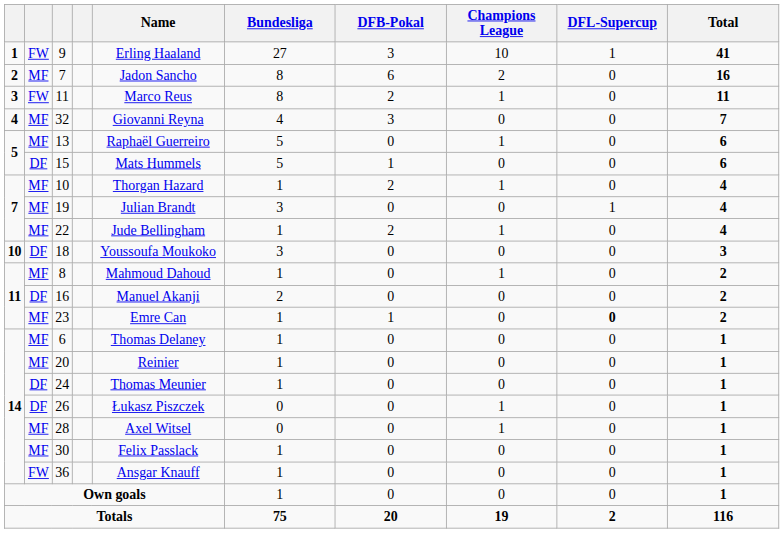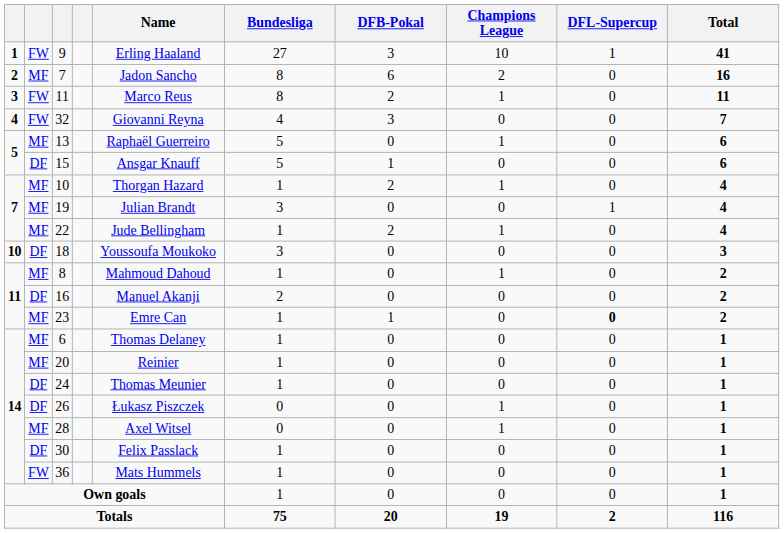(38, 119) MF -> (38, 119) FW
(158, 163) Mats Hummels -> (158, 163) Ansgar Knauff
(38, 450) MF -> (38, 450) DF
(158, 472) Ansgar Knauff -> (158, 472) Mats Hummels
